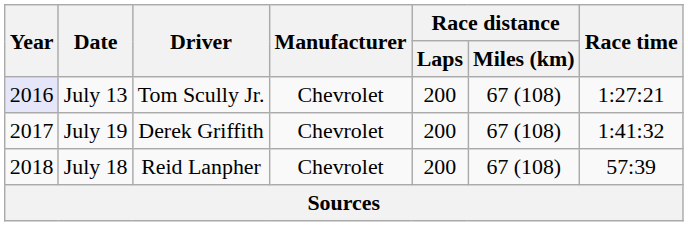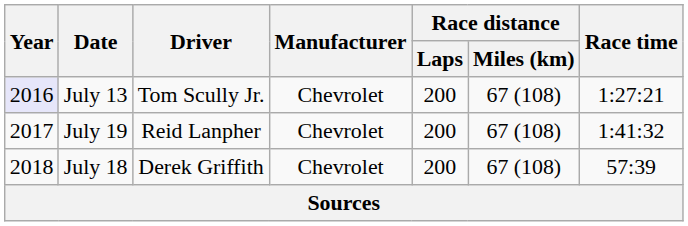(201, 131) Derek Griffith -> (201, 131) Reid Lanpher
(201, 167) Reid Lanpher -> (201, 167) Derek Griffith
